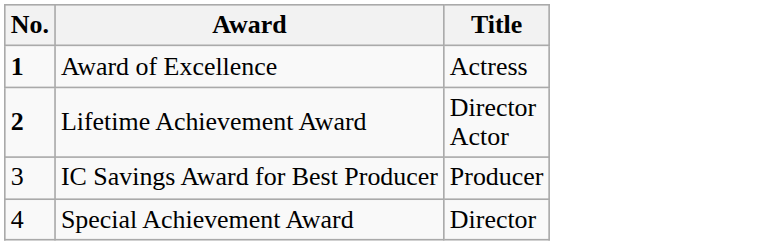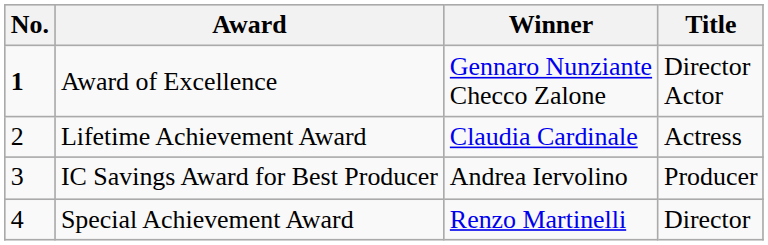+ column: (551, 25)
(489, 66) Actress -> (707, 80) Director Actor
(17, 121) bold -> (17, 136) normal
(493, 121) Director Actor -> (703, 136) Actress
